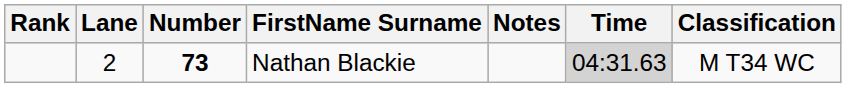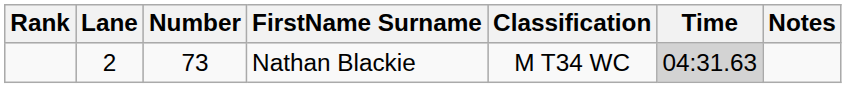columns swapped: (757, 23) <-> (527, 23)
(195, 62) bold -> (195, 62) normal
